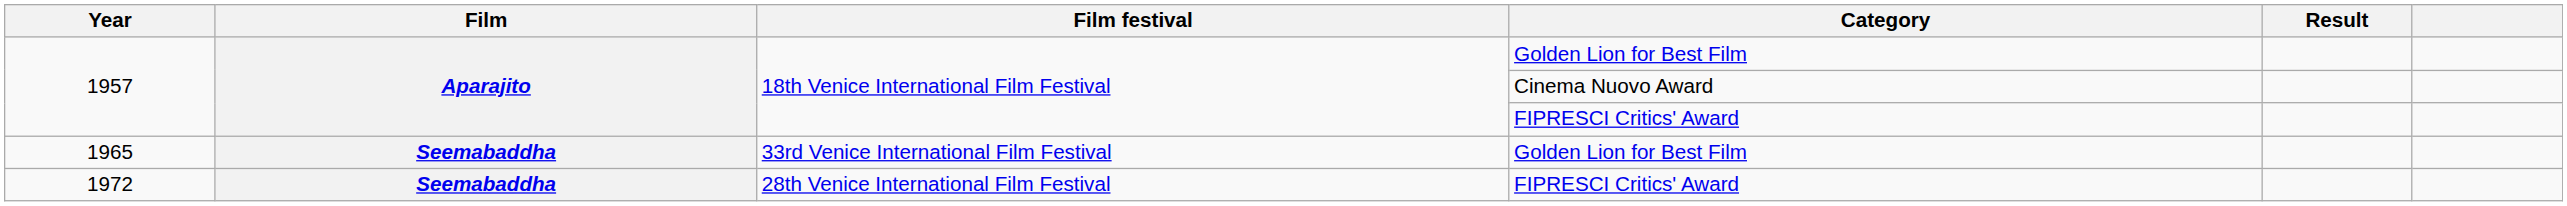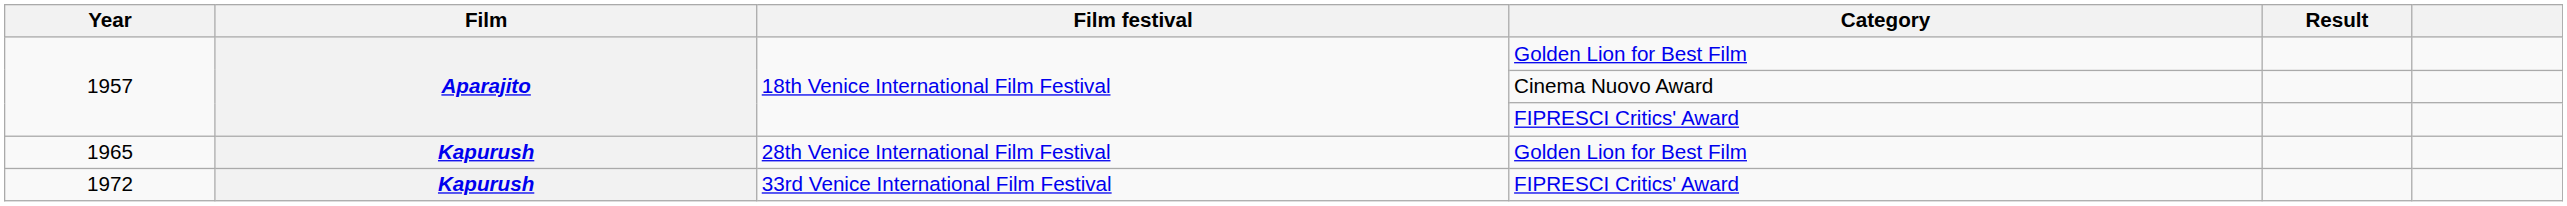(486, 151) Seemabaddha -> (486, 151) Kapurush
(937, 151) 33rd Venice International Film Festival -> (936, 151) 28th Venice International Film Festival
(486, 184) Seemabaddha -> (486, 184) Kapurush
(936, 184) 28th Venice International Film Festival -> (937, 184) 33rd Venice International Film Festival
